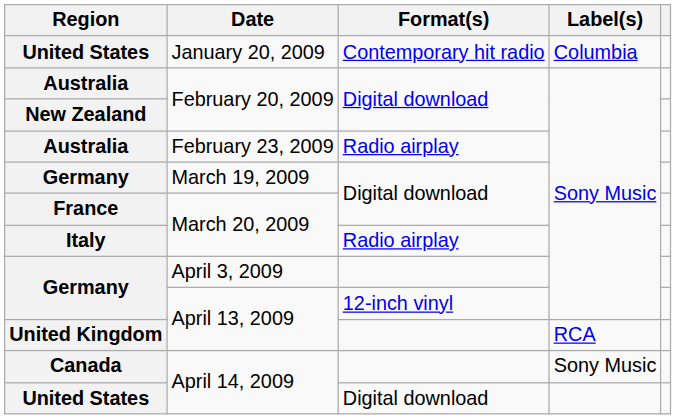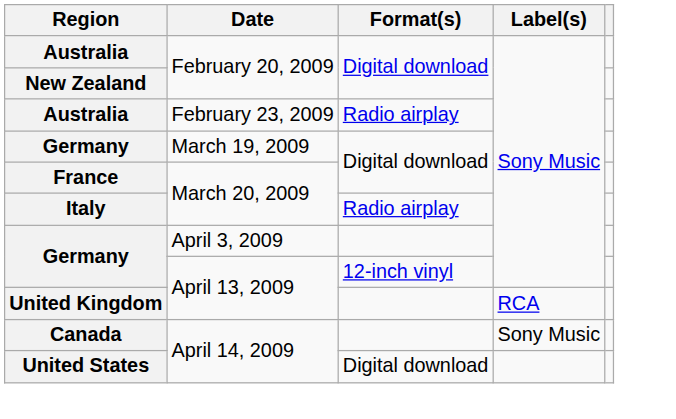- row: (86, 51)
